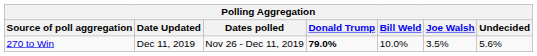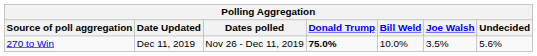(323, 43) 79.0% -> (323, 43) 75.0%
